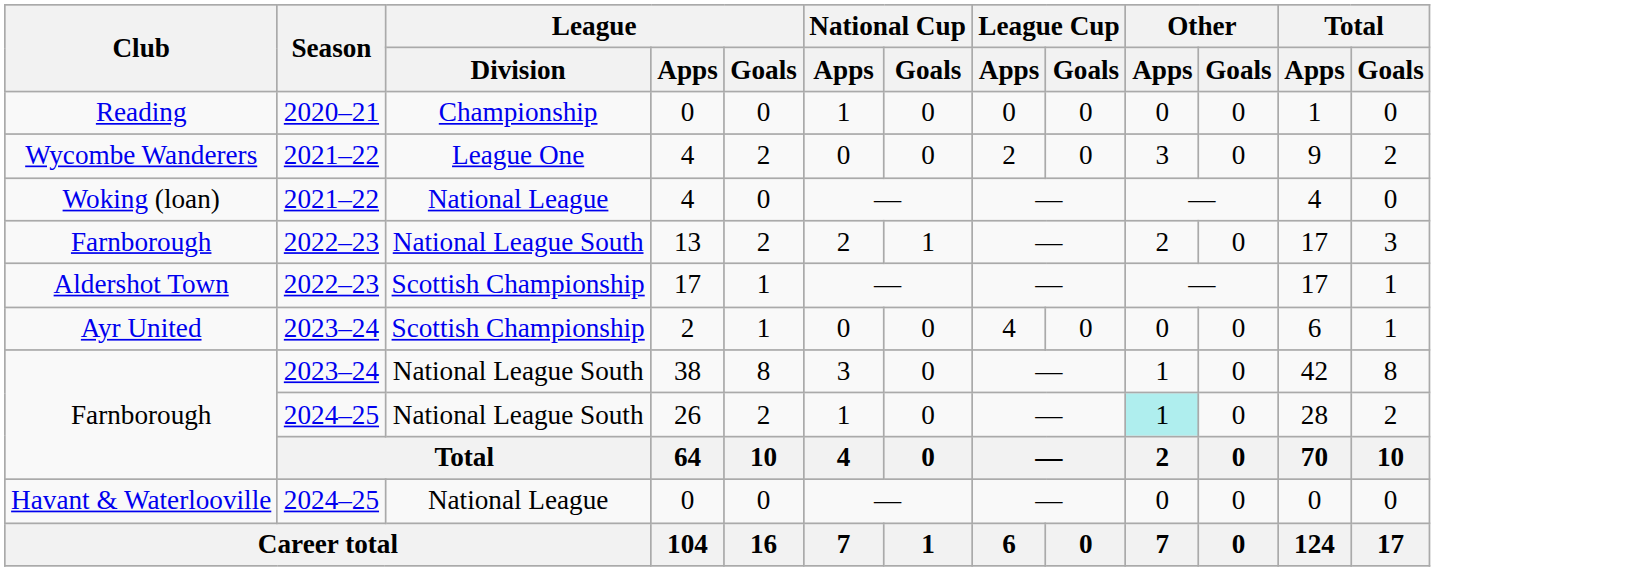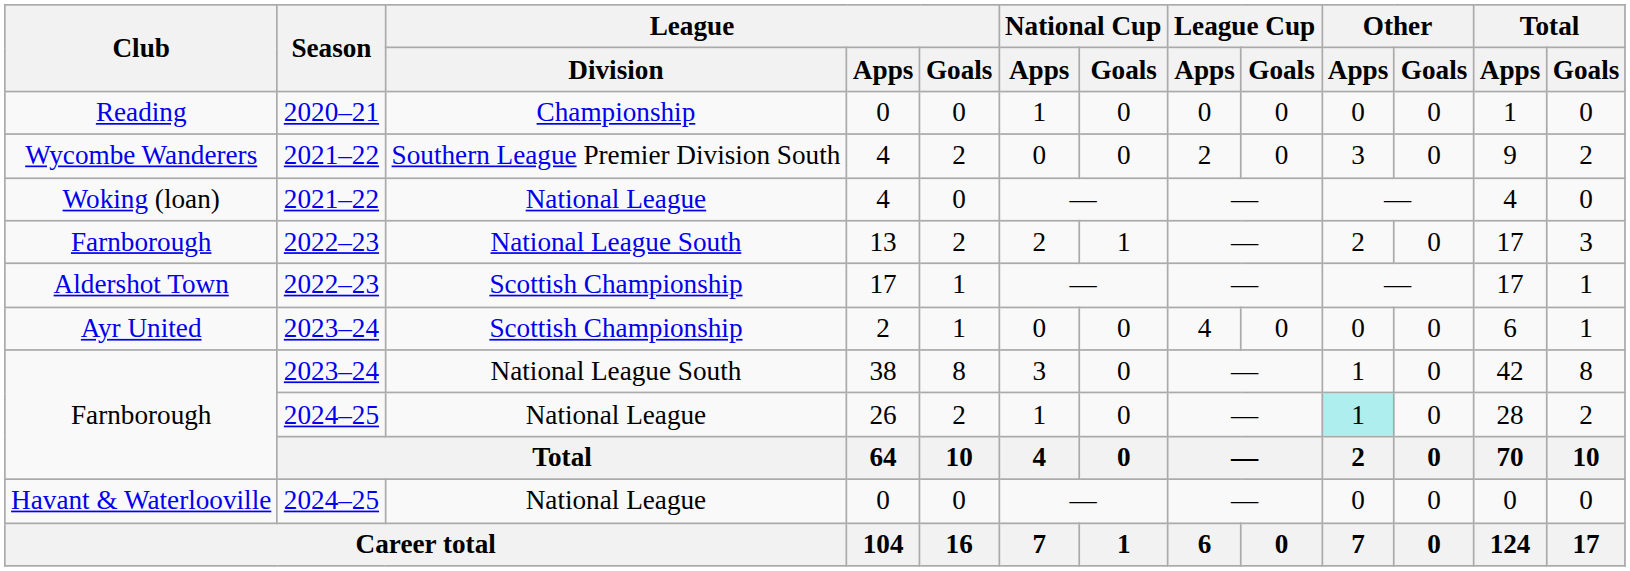(518, 155) League One -> (616, 155) Southern League Premier Division South
(518, 414) National League South -> (616, 414) National League
